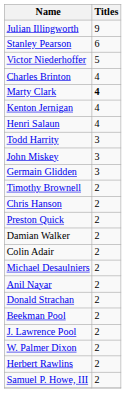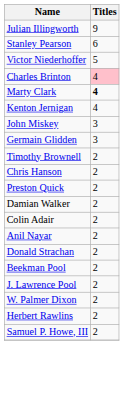(97, 76) no background -> (95, 76) pink background
- row: (33, 124)
- row: (33, 140)
- row: (48, 268)
